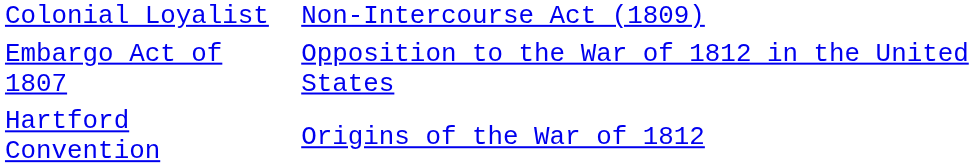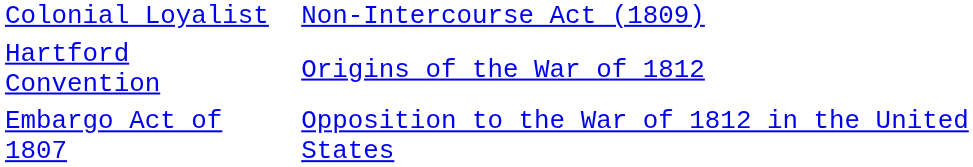rows swapped: (114, 69) <-> (83, 136)
